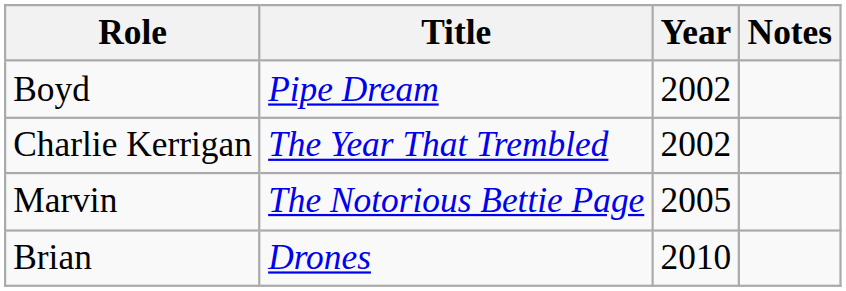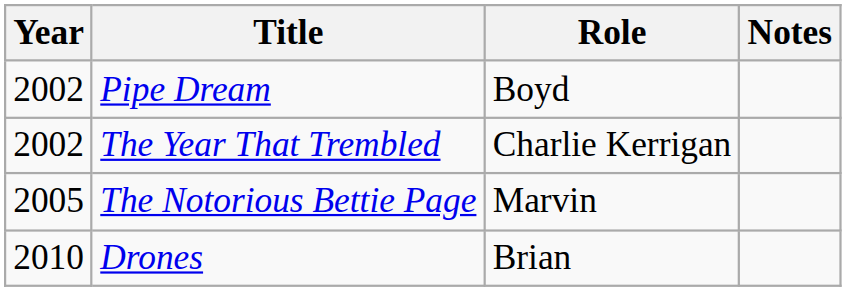columns swapped: (696, 32) <-> (133, 32)
